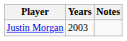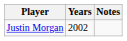(78, 28) 2003 -> (78, 28) 2002
